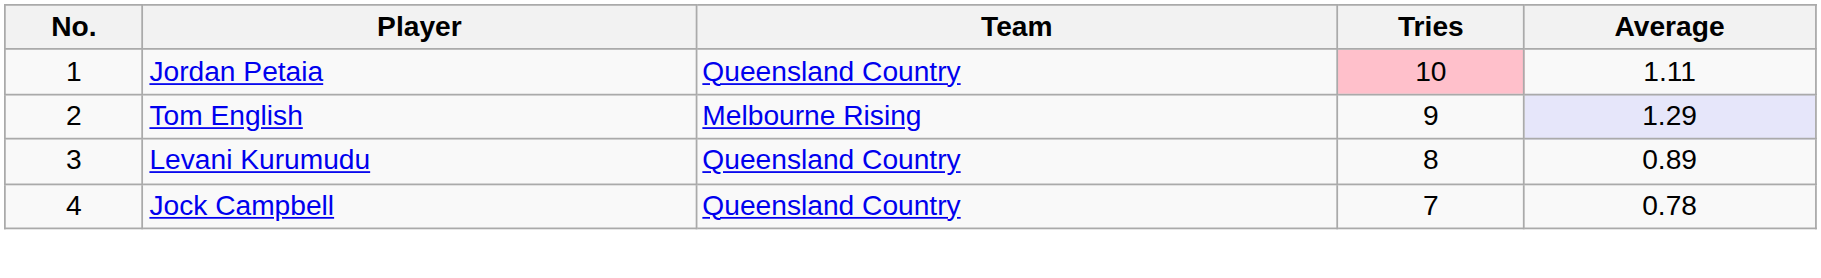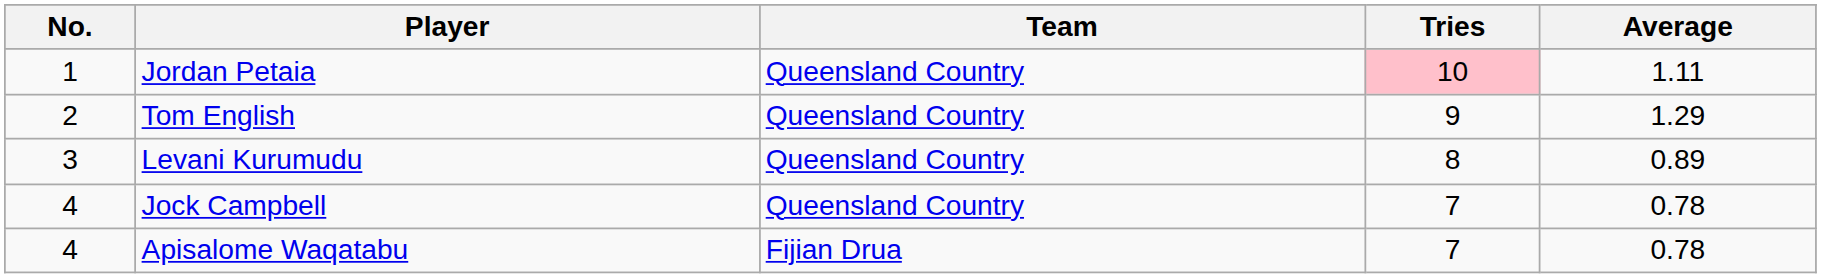(812, 116) Melbourne Rising -> (895, 116) Queensland Country
(1670, 116) lavender background -> (1678, 116) no background
+ row: (275, 250)
